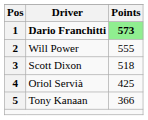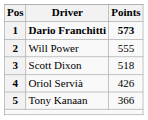(126, 30) lightgreen background -> (126, 30) no background
(126, 83) 425 -> (126, 83) 426
